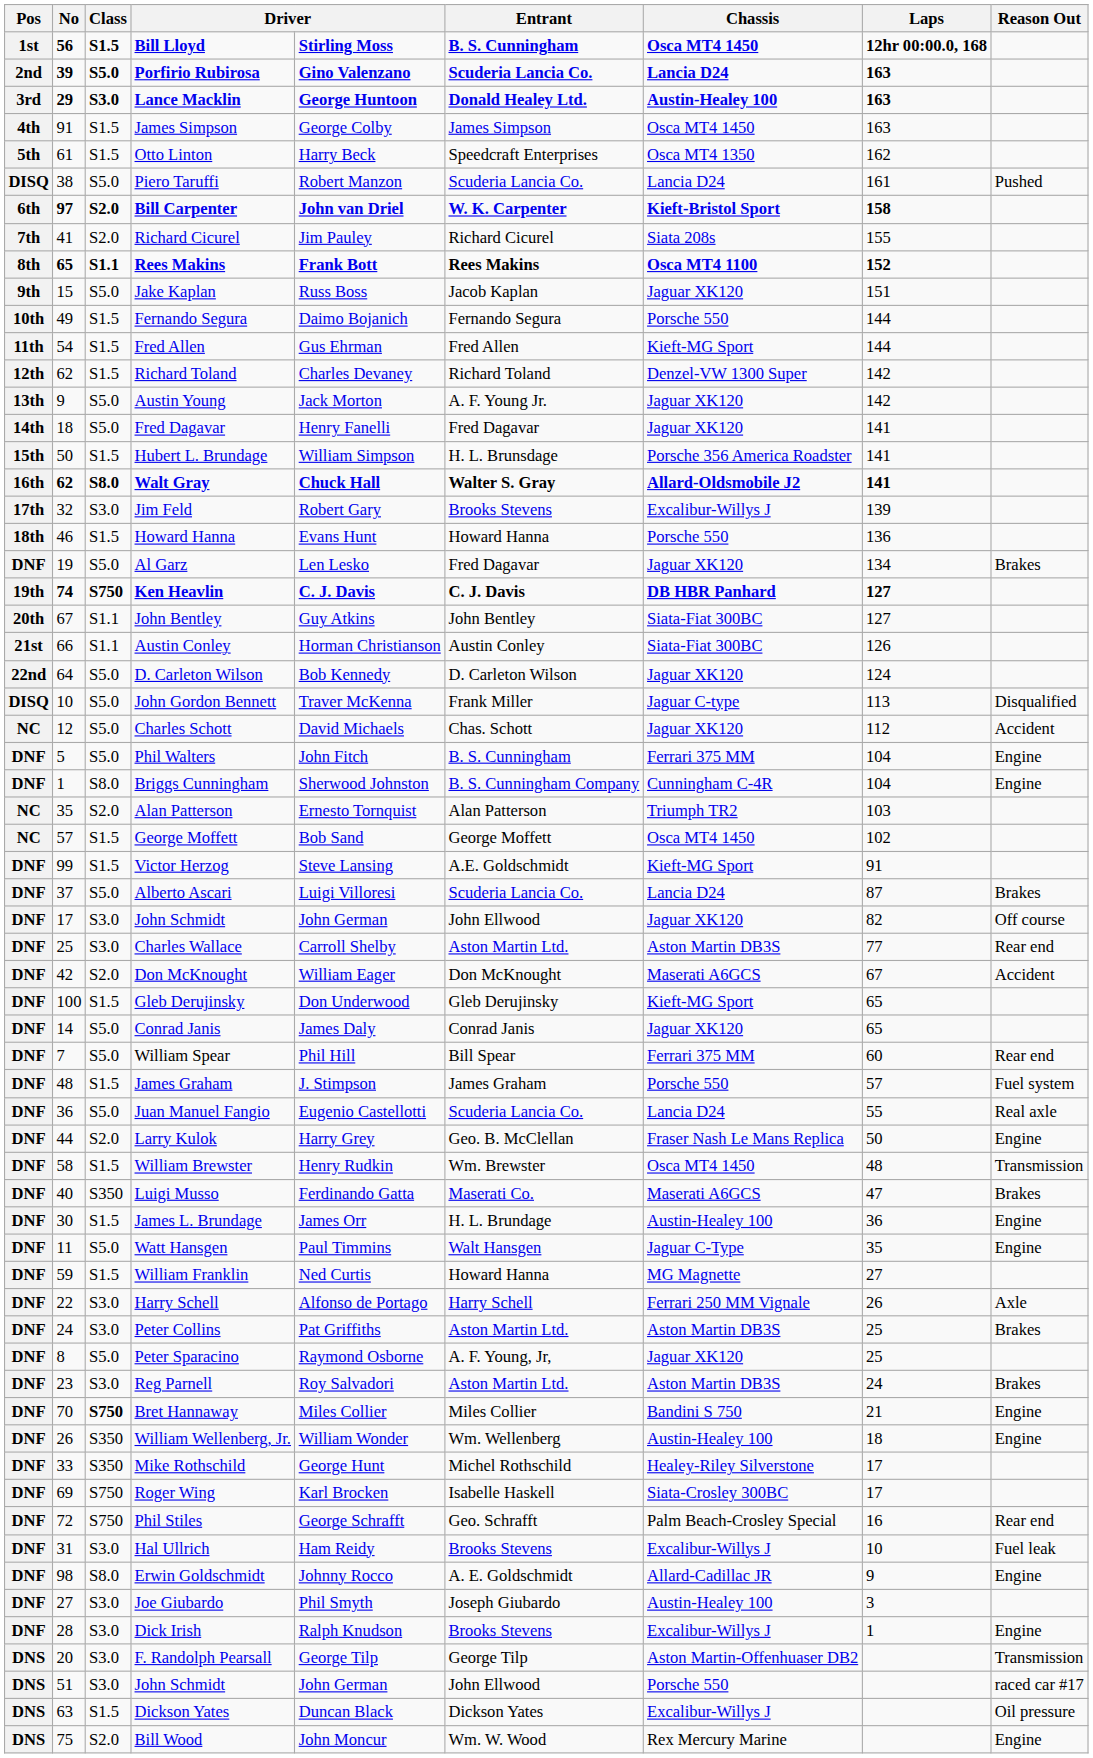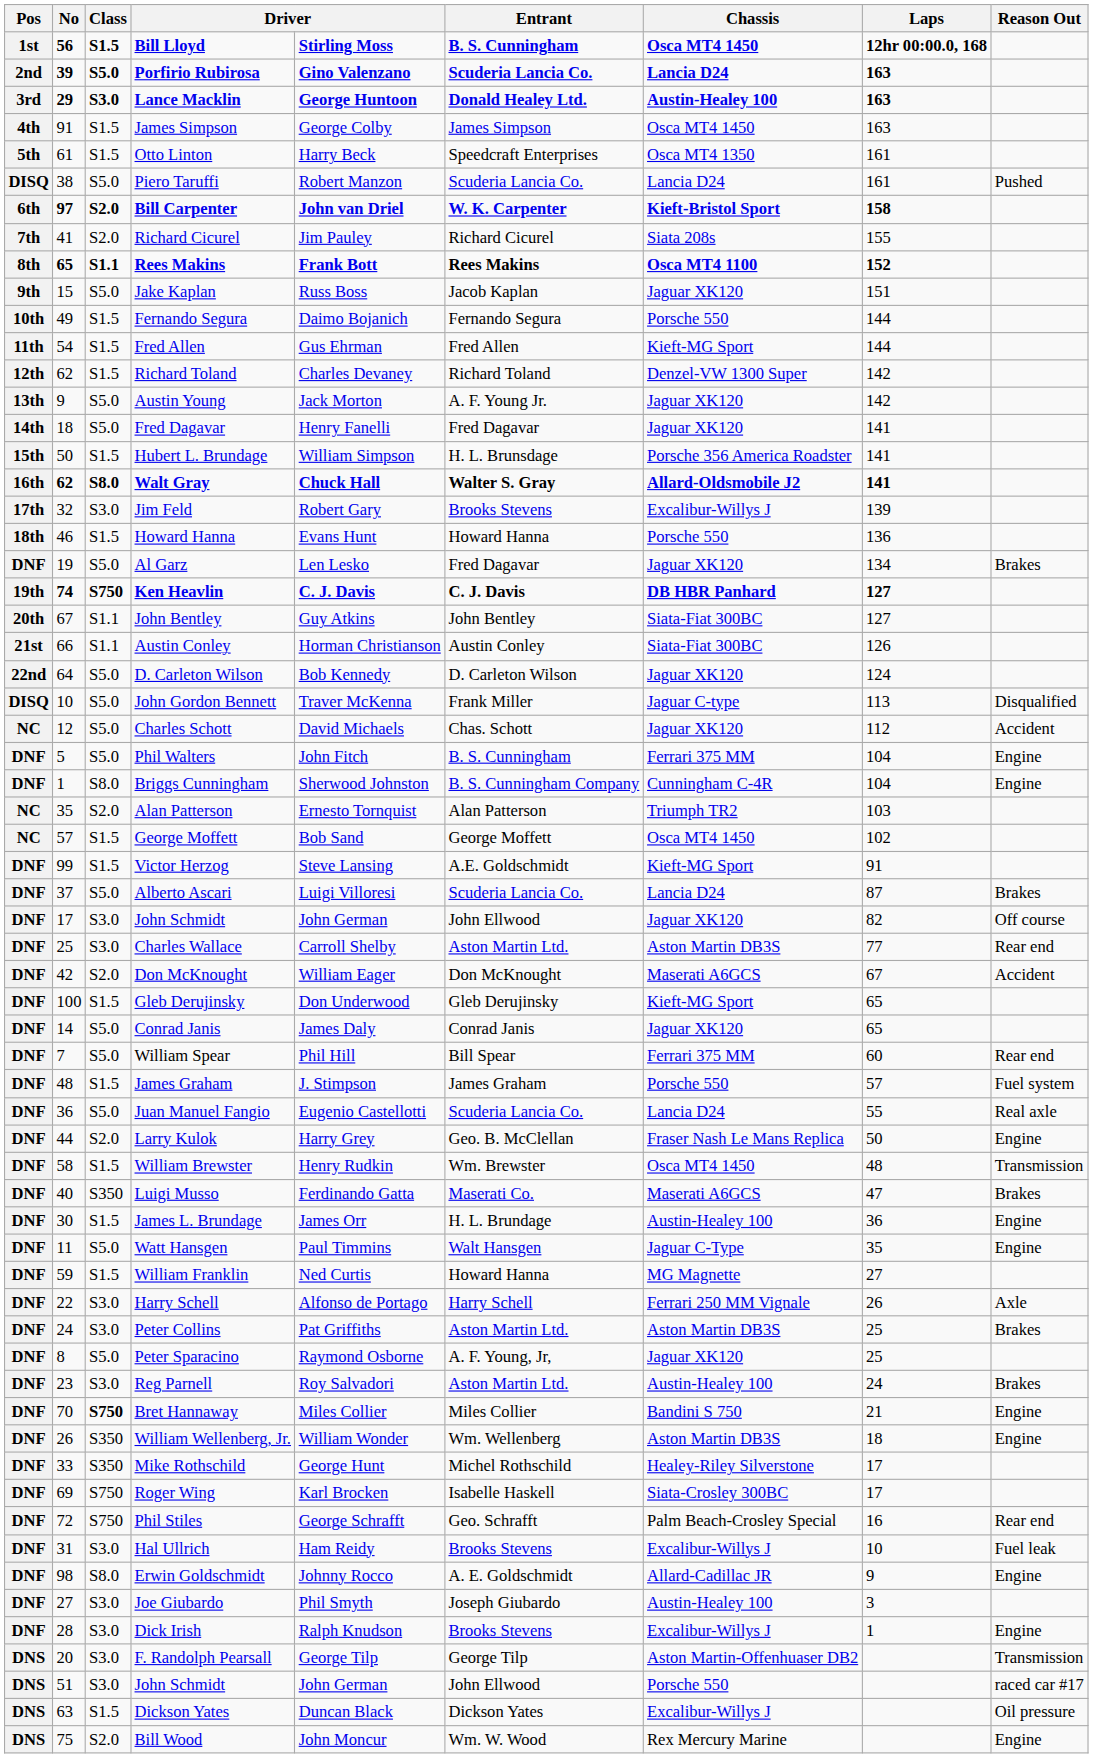(878, 154) 162 -> (878, 154) 161
(714, 1384) Aston Martin DB3S -> (710, 1384) Austin-Healey 100
(710, 1438) Austin-Healey 100 -> (714, 1438) Aston Martin DB3S
